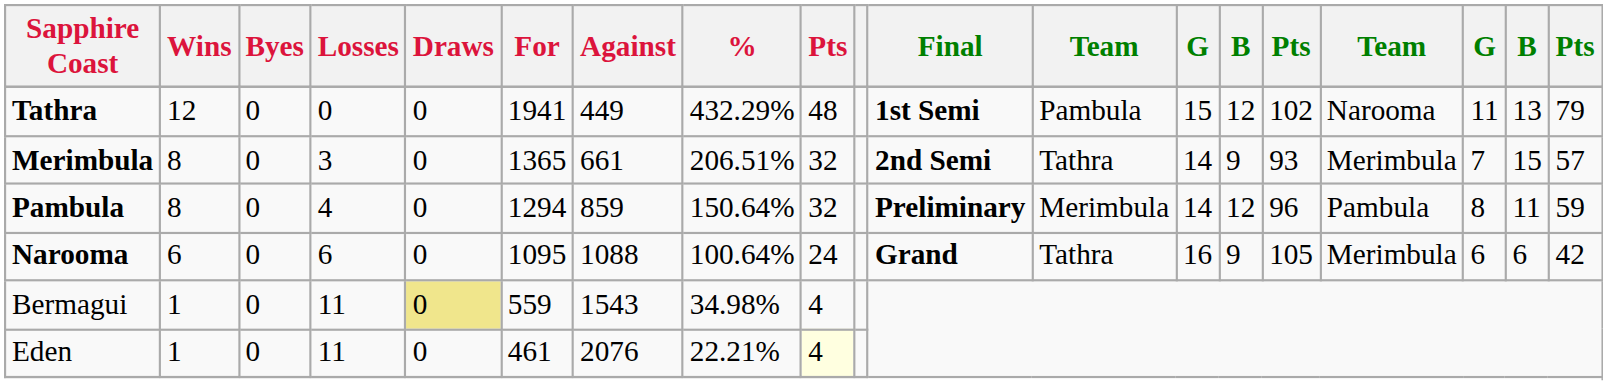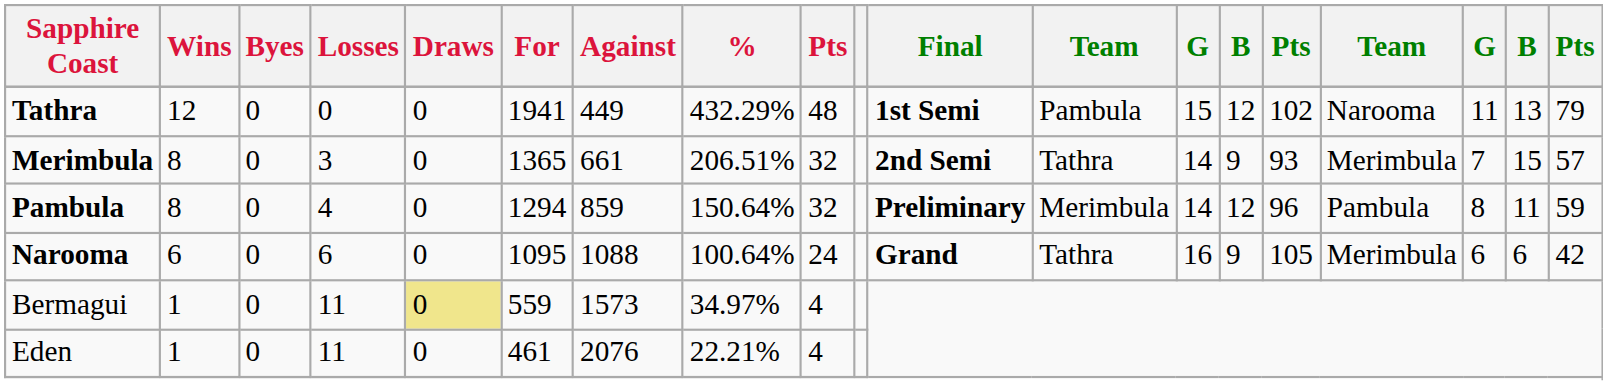(609, 303) 1543 -> (609, 303) 1573
(735, 303) 34.98% -> (735, 303) 34.97%
(816, 352) lightyellow background -> (816, 352) no background
